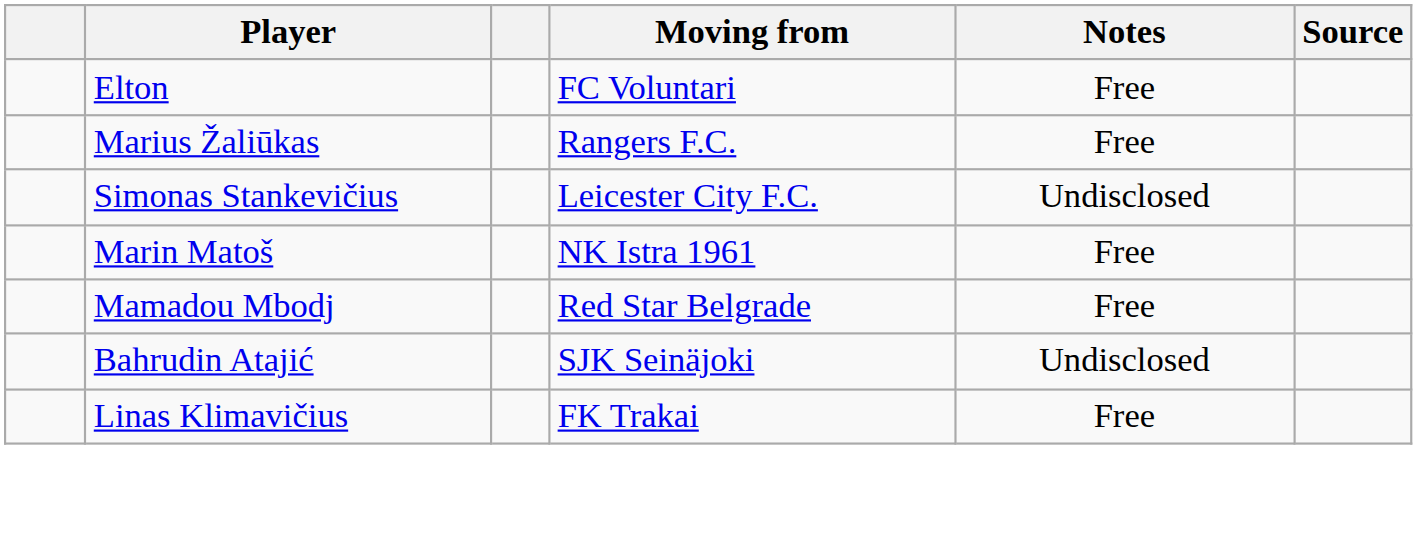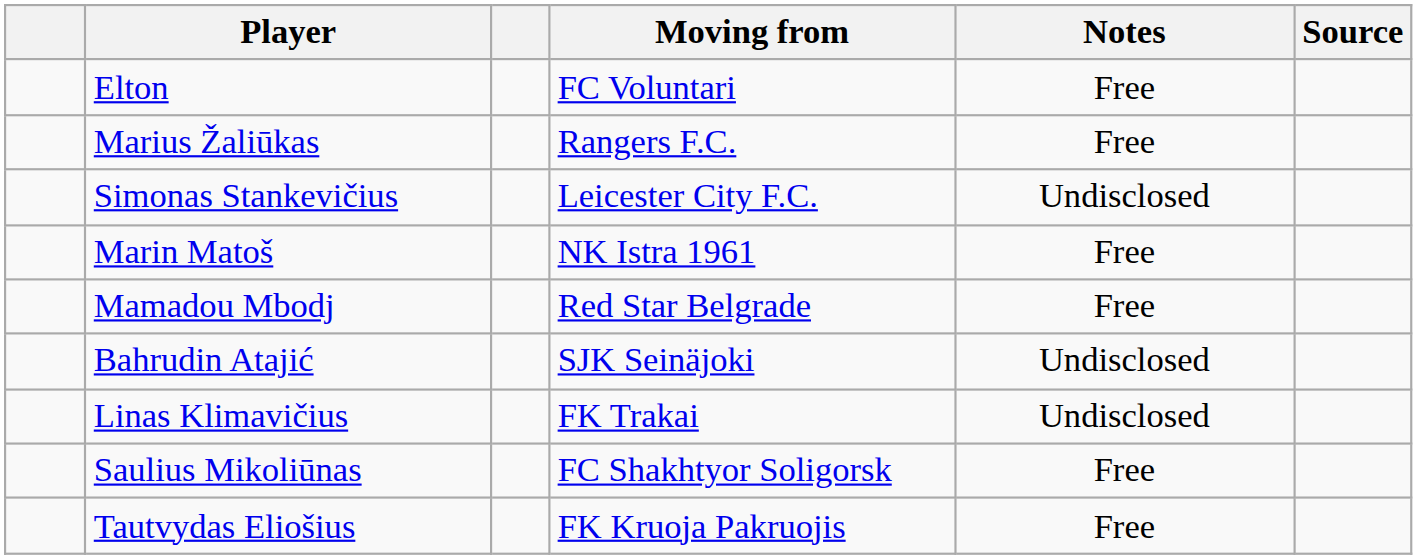(1124, 415) Free -> (1124, 415) Undisclosed
+ row: (228, 470)
+ row: (225, 525)
